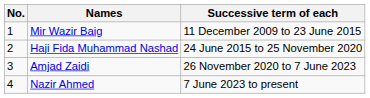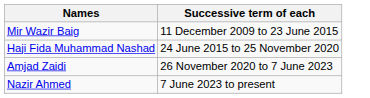- column: (16, 13)
